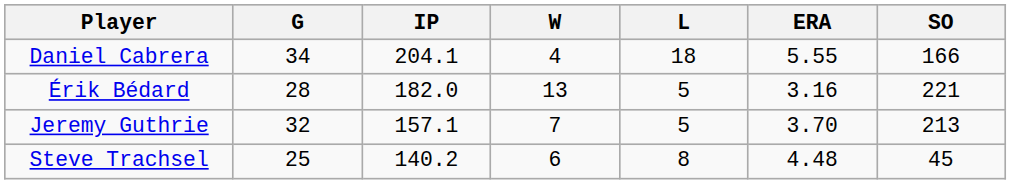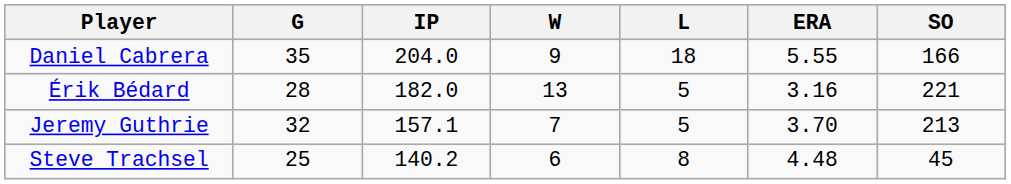(298, 57) 34 -> (298, 57) 35
(426, 57) 204.1 -> (426, 57) 204.0
(555, 57) 4 -> (555, 57) 9
